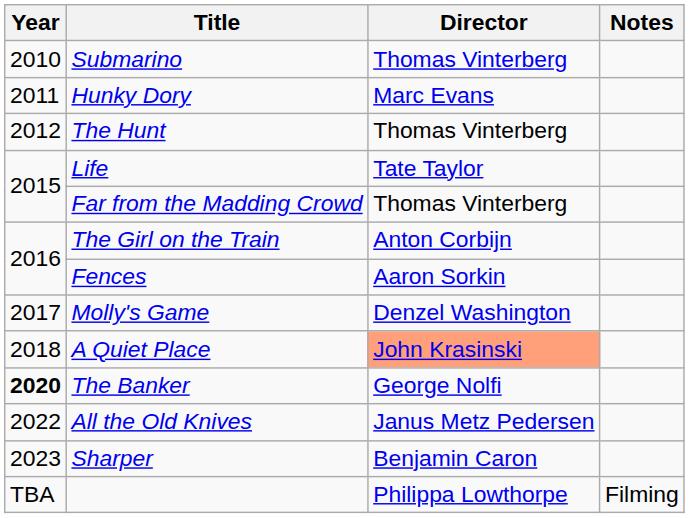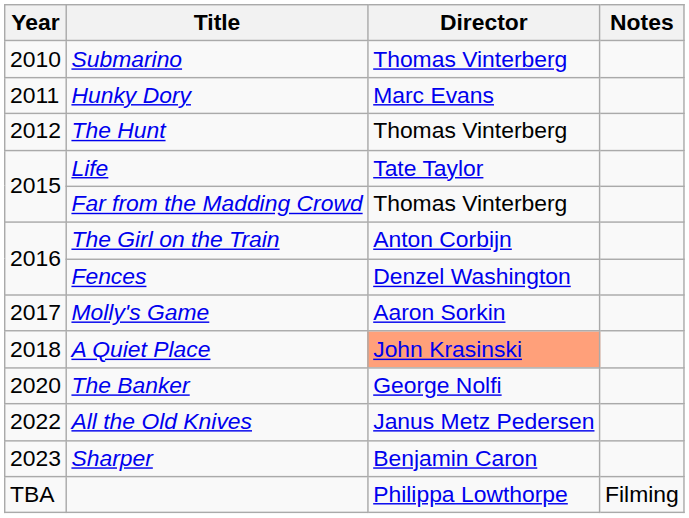(439, 276) Aaron Sorkin -> (472, 276) Denzel Washington
(472, 312) Denzel Washington -> (439, 312) Aaron Sorkin
(35, 385) bold -> (35, 385) normal
